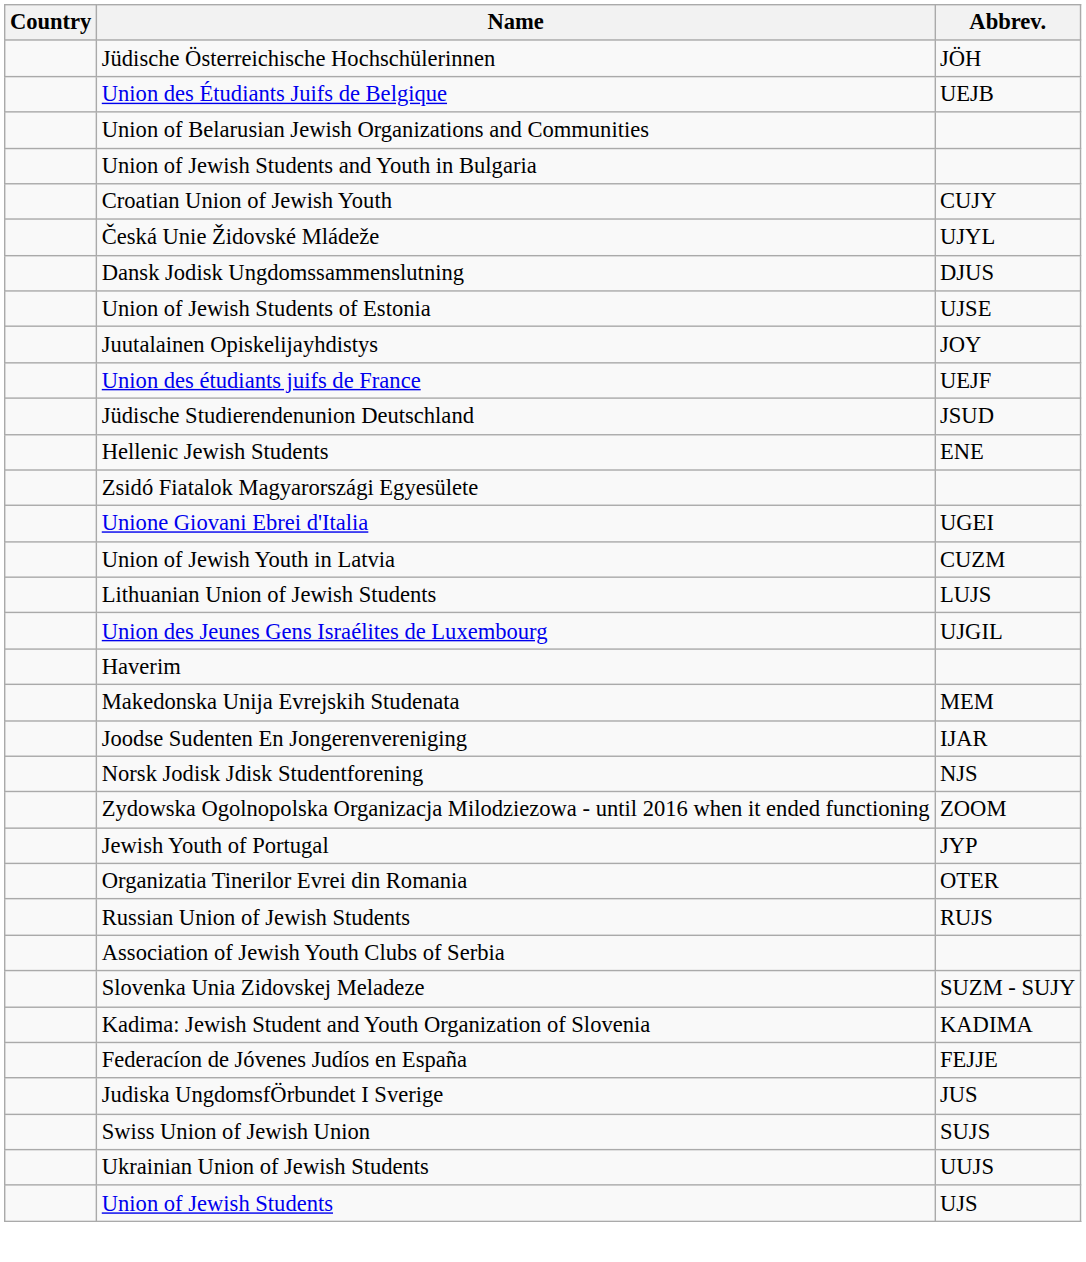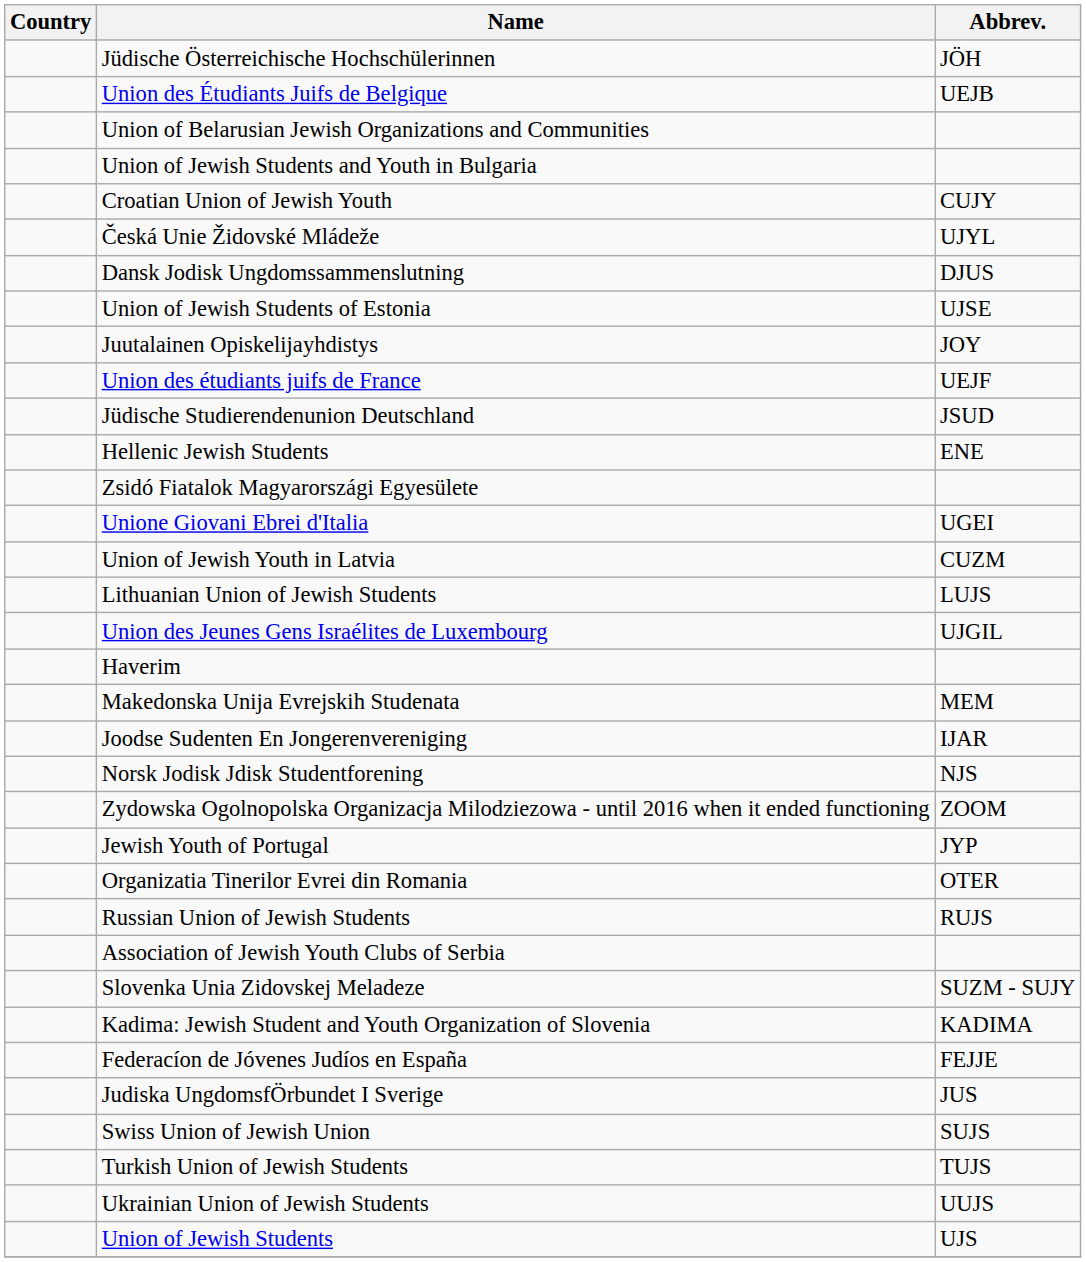+ row: (255, 1167)
